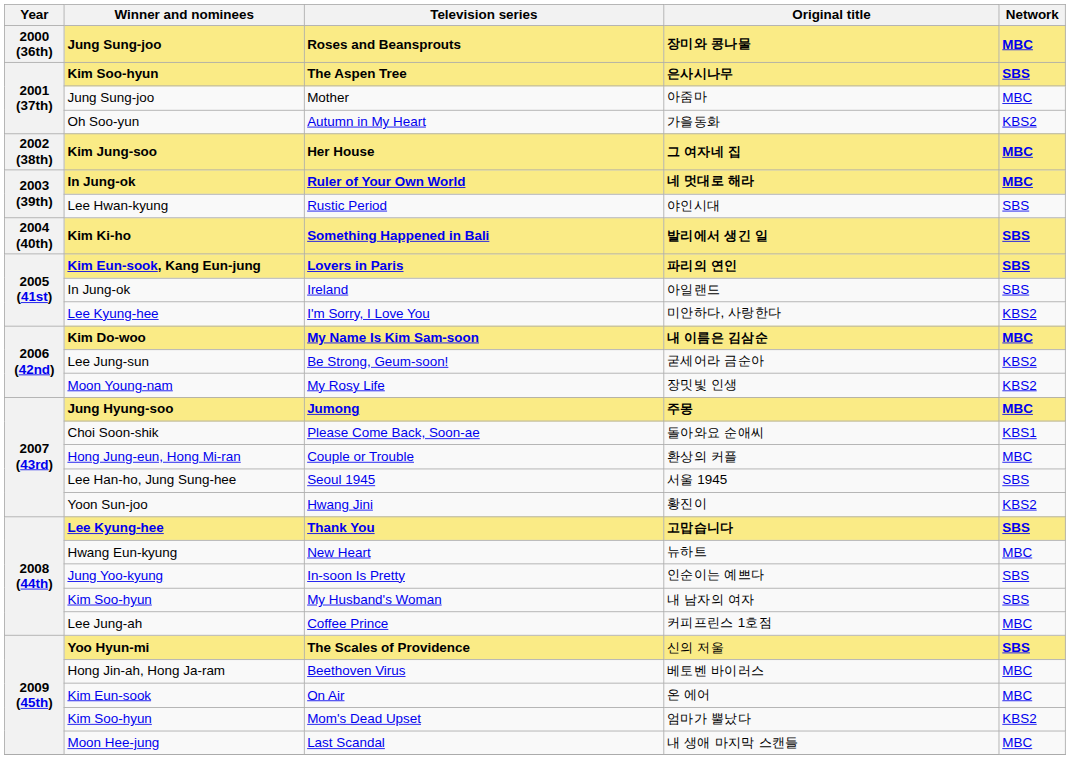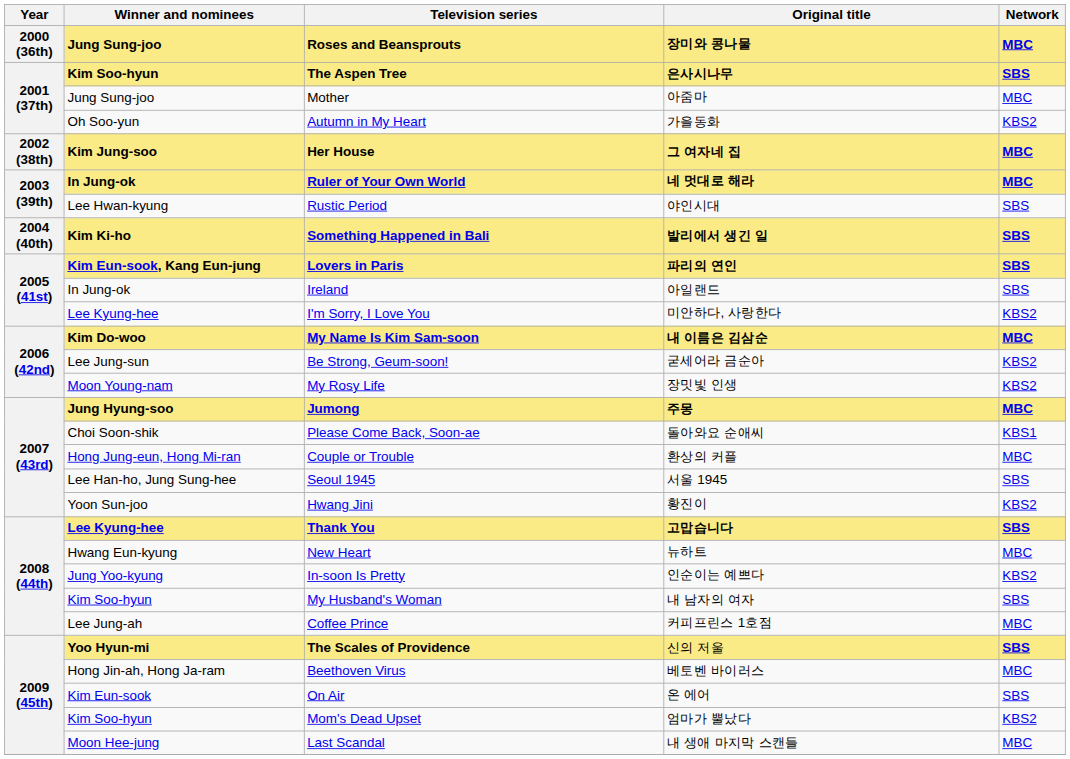(1016, 576) SBS -> (1020, 576) KBS2
(1017, 695) MBC -> (1016, 695) SBS
